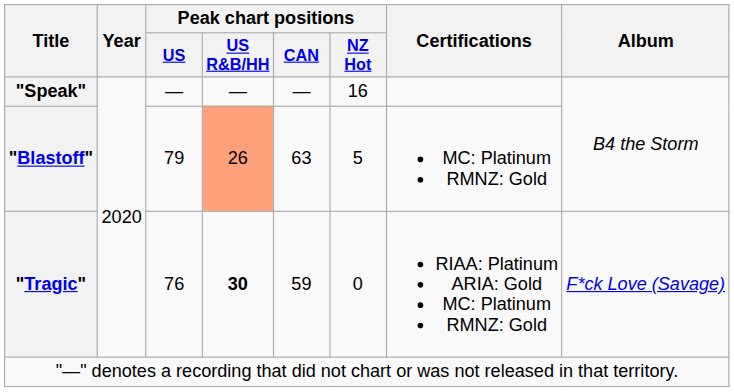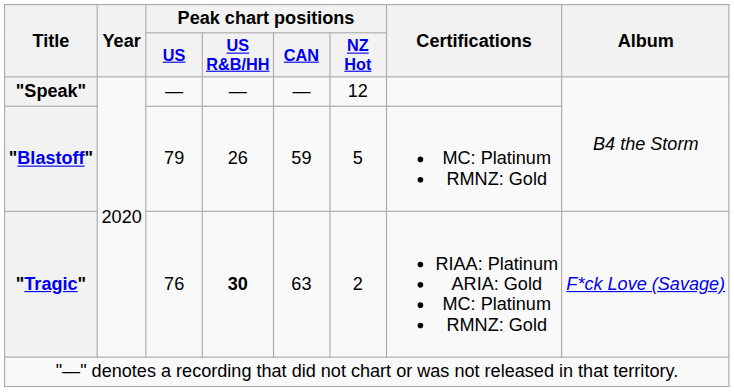(358, 91) 16 -> (358, 91) 12
(238, 158) lightsalmon background -> (238, 158) no background
(301, 158) 63 -> (301, 158) 59
(301, 284) 59 -> (301, 284) 63
(358, 284) 0 -> (358, 284) 2
